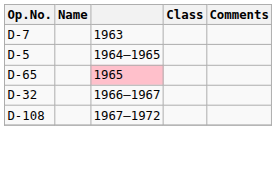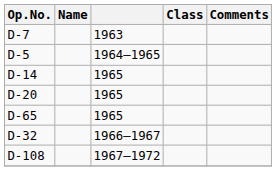+ row: (22, 75)
+ row: (22, 95)
(108, 75) pink background -> (108, 115) no background
